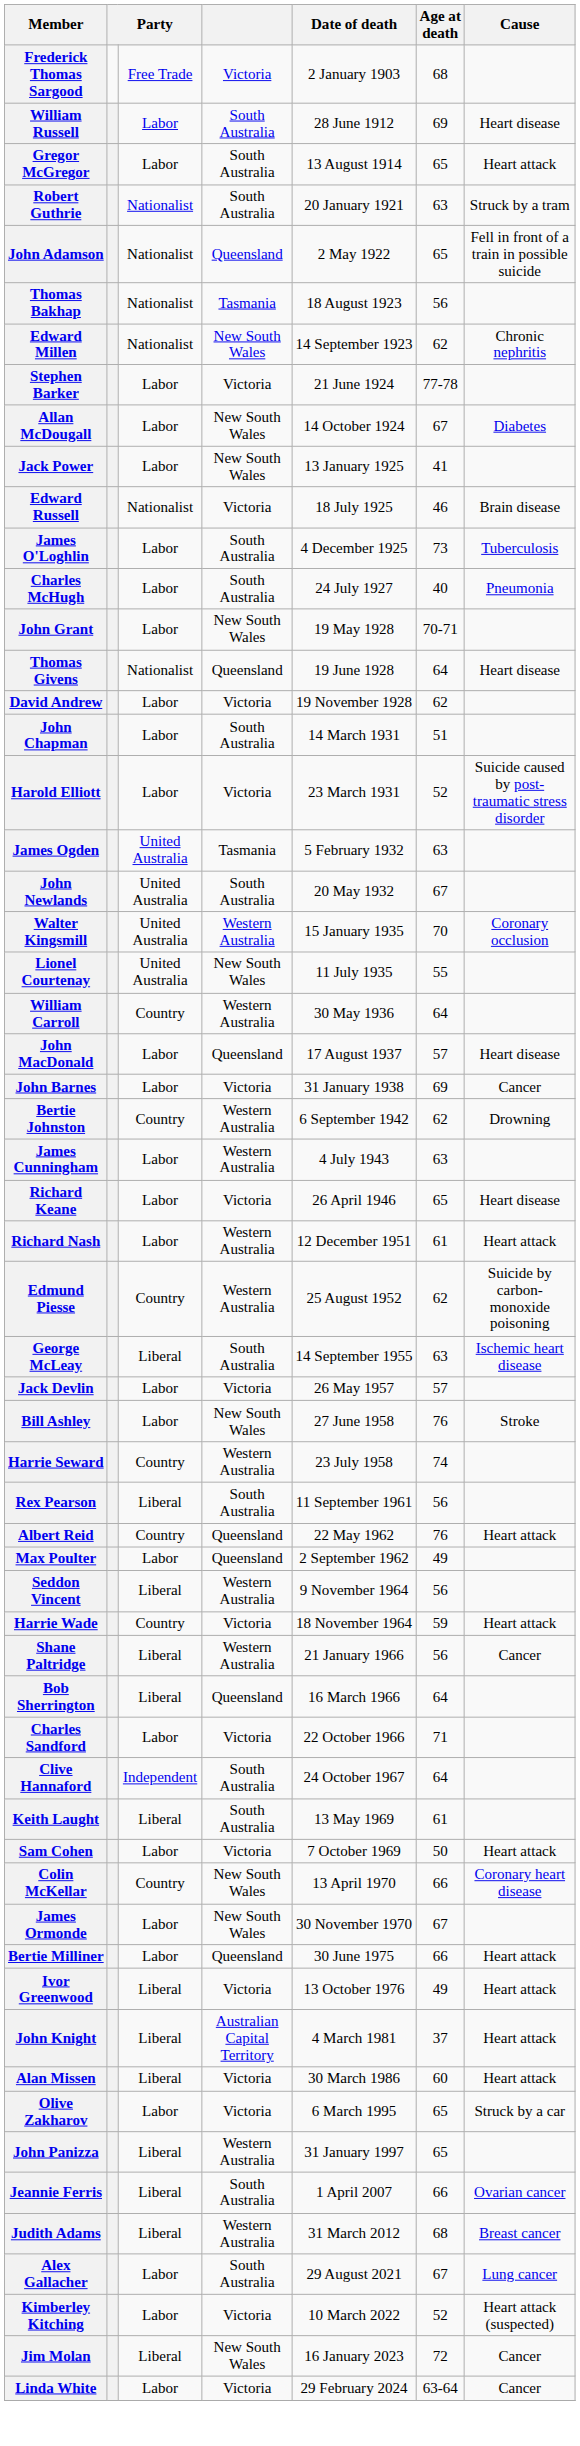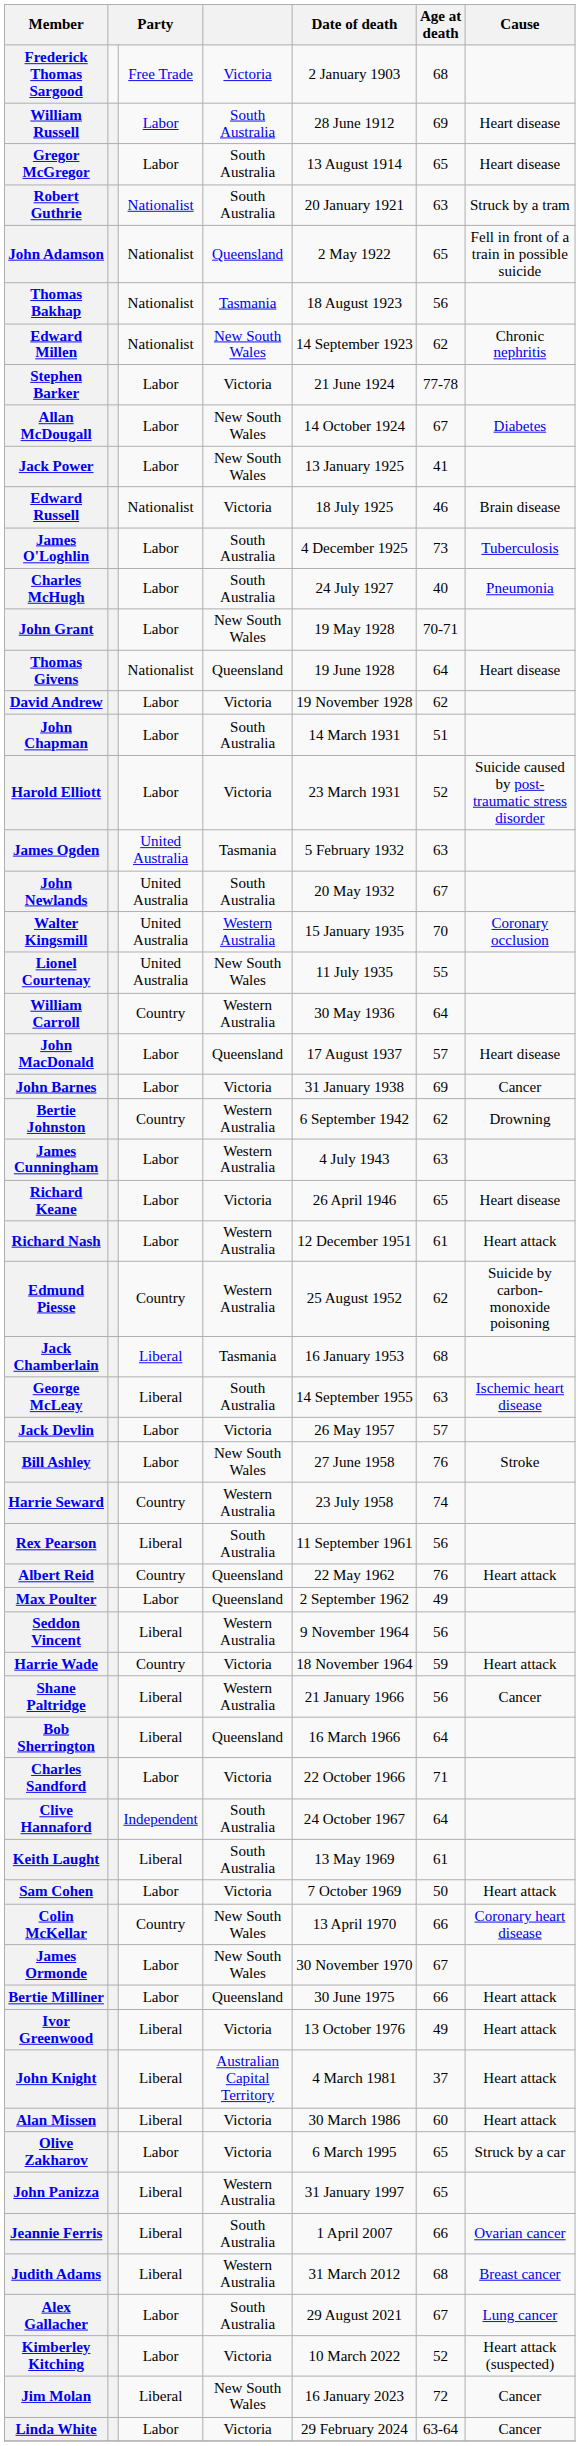(520, 164) Heart attack -> (520, 164) Heart disease
+ row: (56, 1356)
